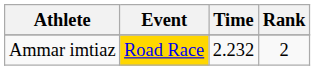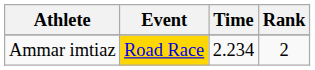(233, 50) 2.232 -> (233, 50) 2.234
